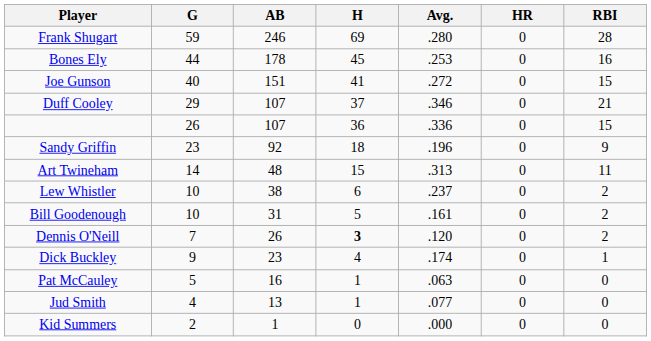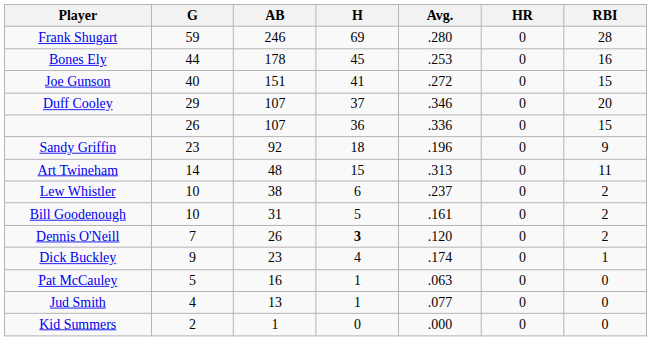(605, 103) 21 -> (605, 103) 20
